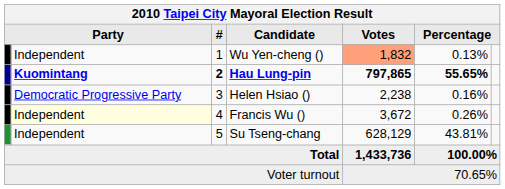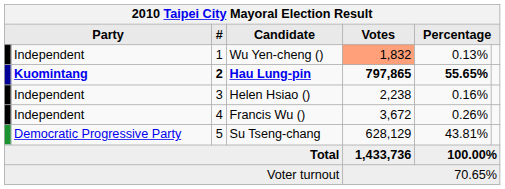(98, 94) Democratic Progressive Party -> (49, 94) Independent
(49, 114) lightyellow background -> (49, 114) no background
(49, 134) Independent -> (98, 134) Democratic Progressive Party
